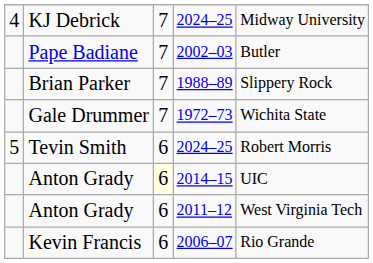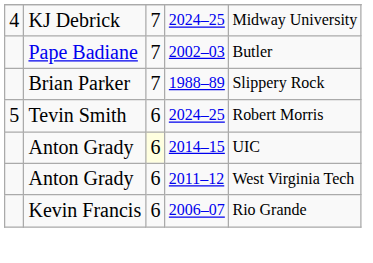- row: (89, 115)
